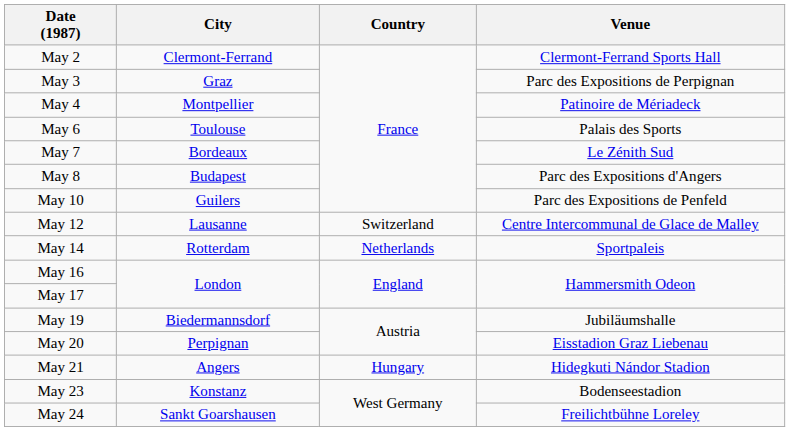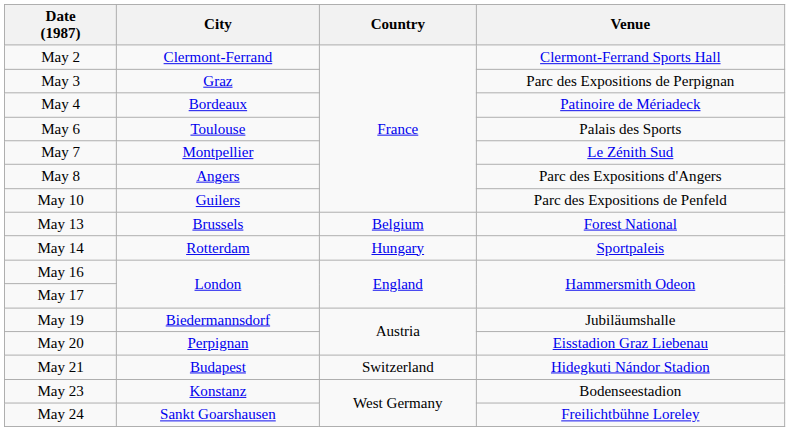(218, 104) Montpellier -> (218, 104) Bordeaux
(218, 152) Bordeaux -> (218, 152) Montpellier
(218, 176) Budapest -> (218, 176) Angers
- row: (61, 224)
+ row: (61, 224)
(398, 248) Netherlands -> (398, 248) Hungary
(218, 367) Angers -> (218, 367) Budapest
(398, 367) Hungary -> (398, 367) Switzerland
